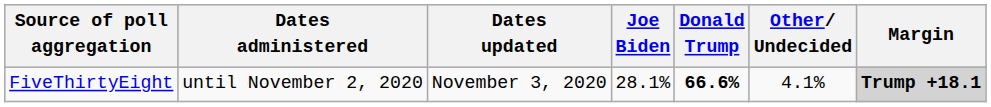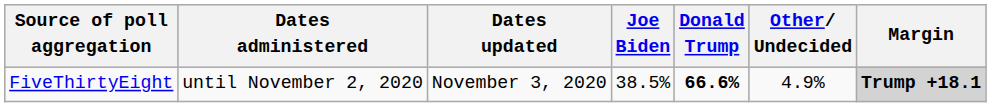(643, 83) 28.1% -> (643, 83) 38.5%
(803, 83) 4.1% -> (803, 83) 4.9%
